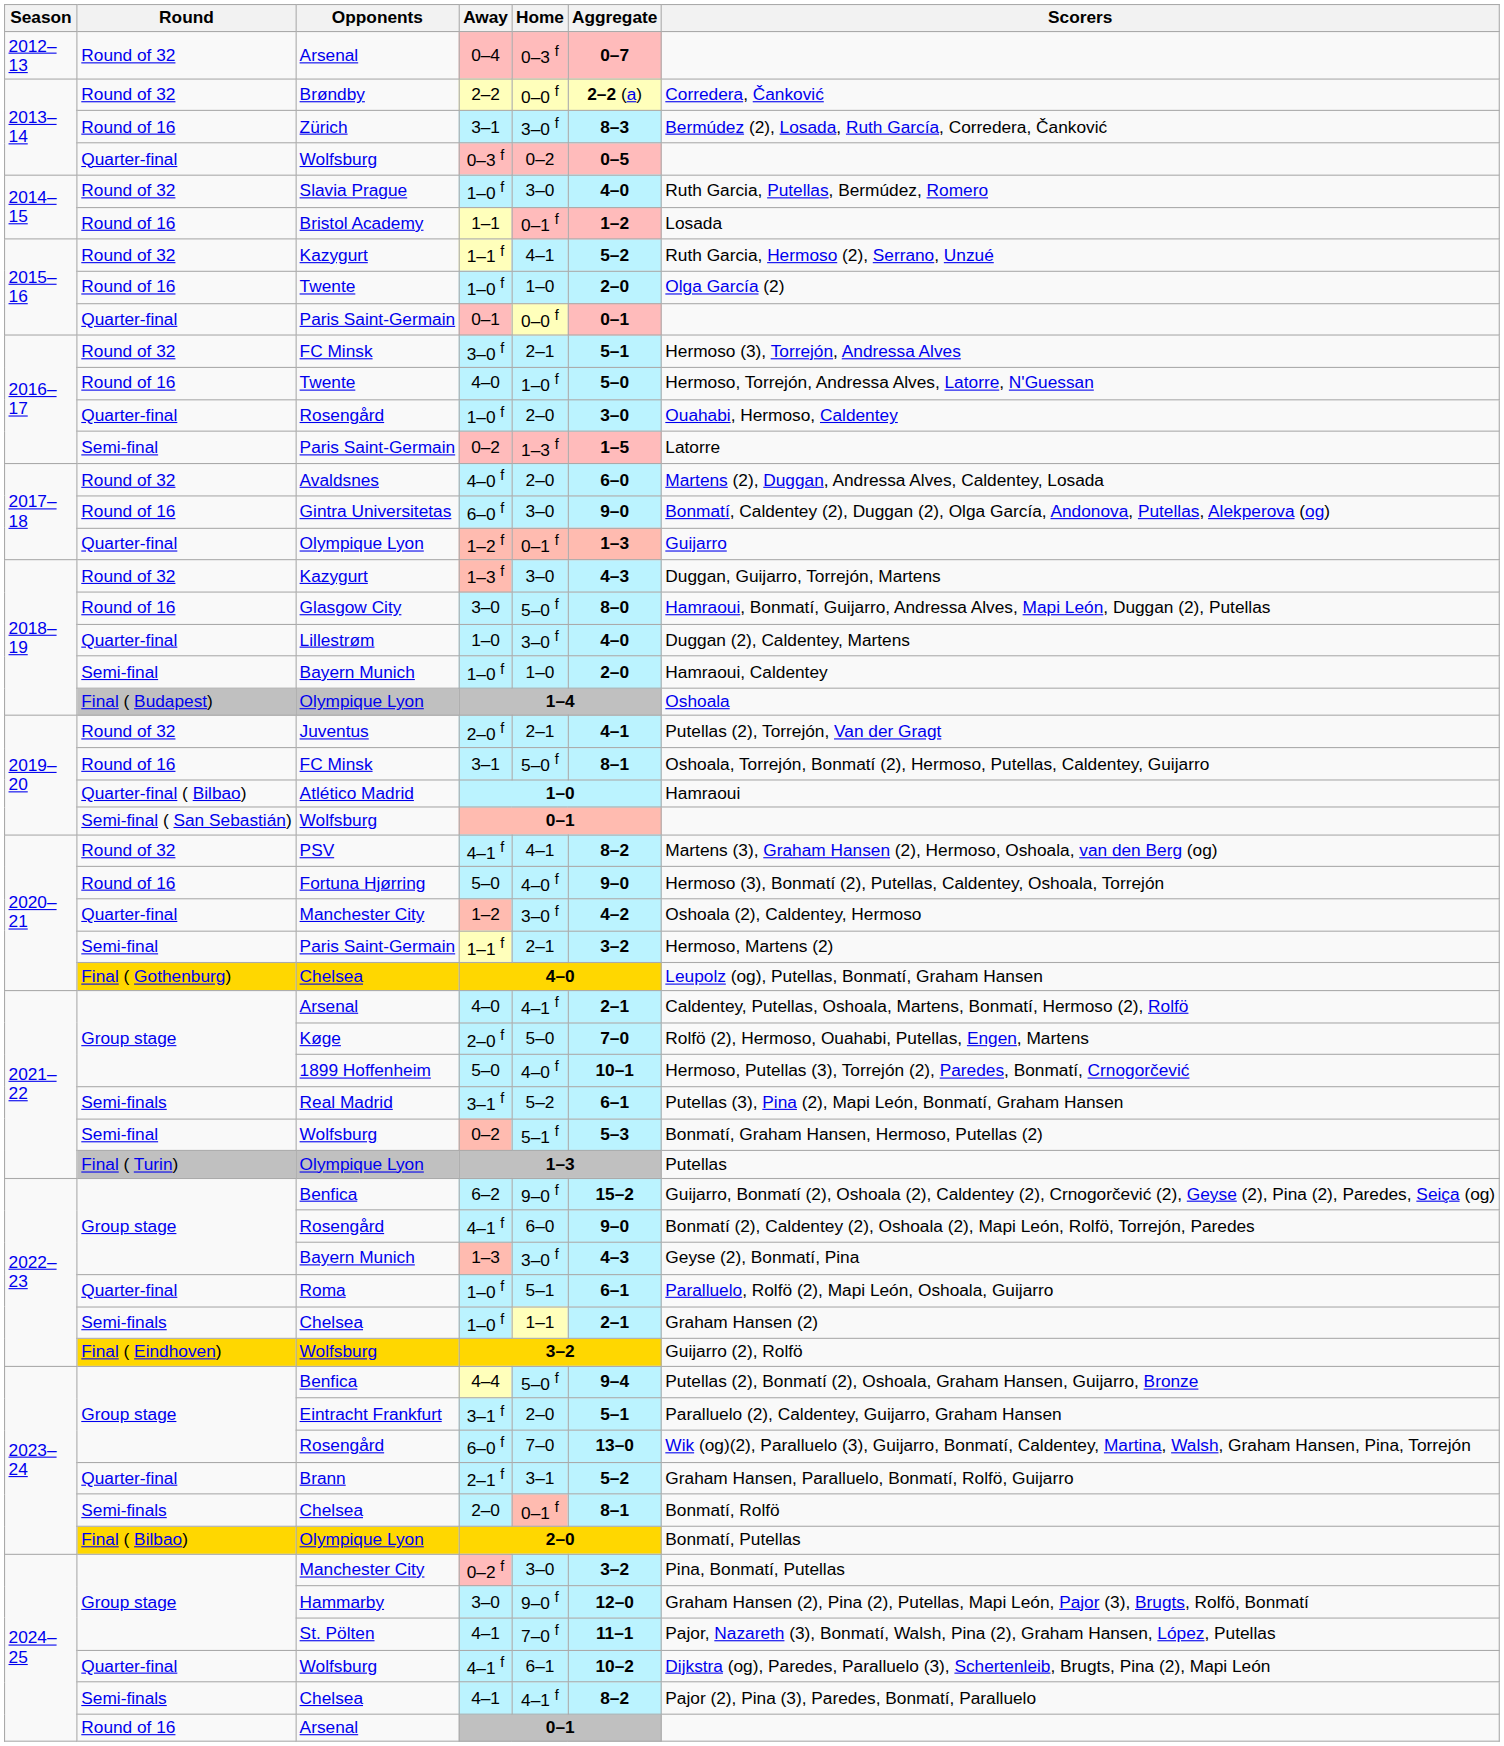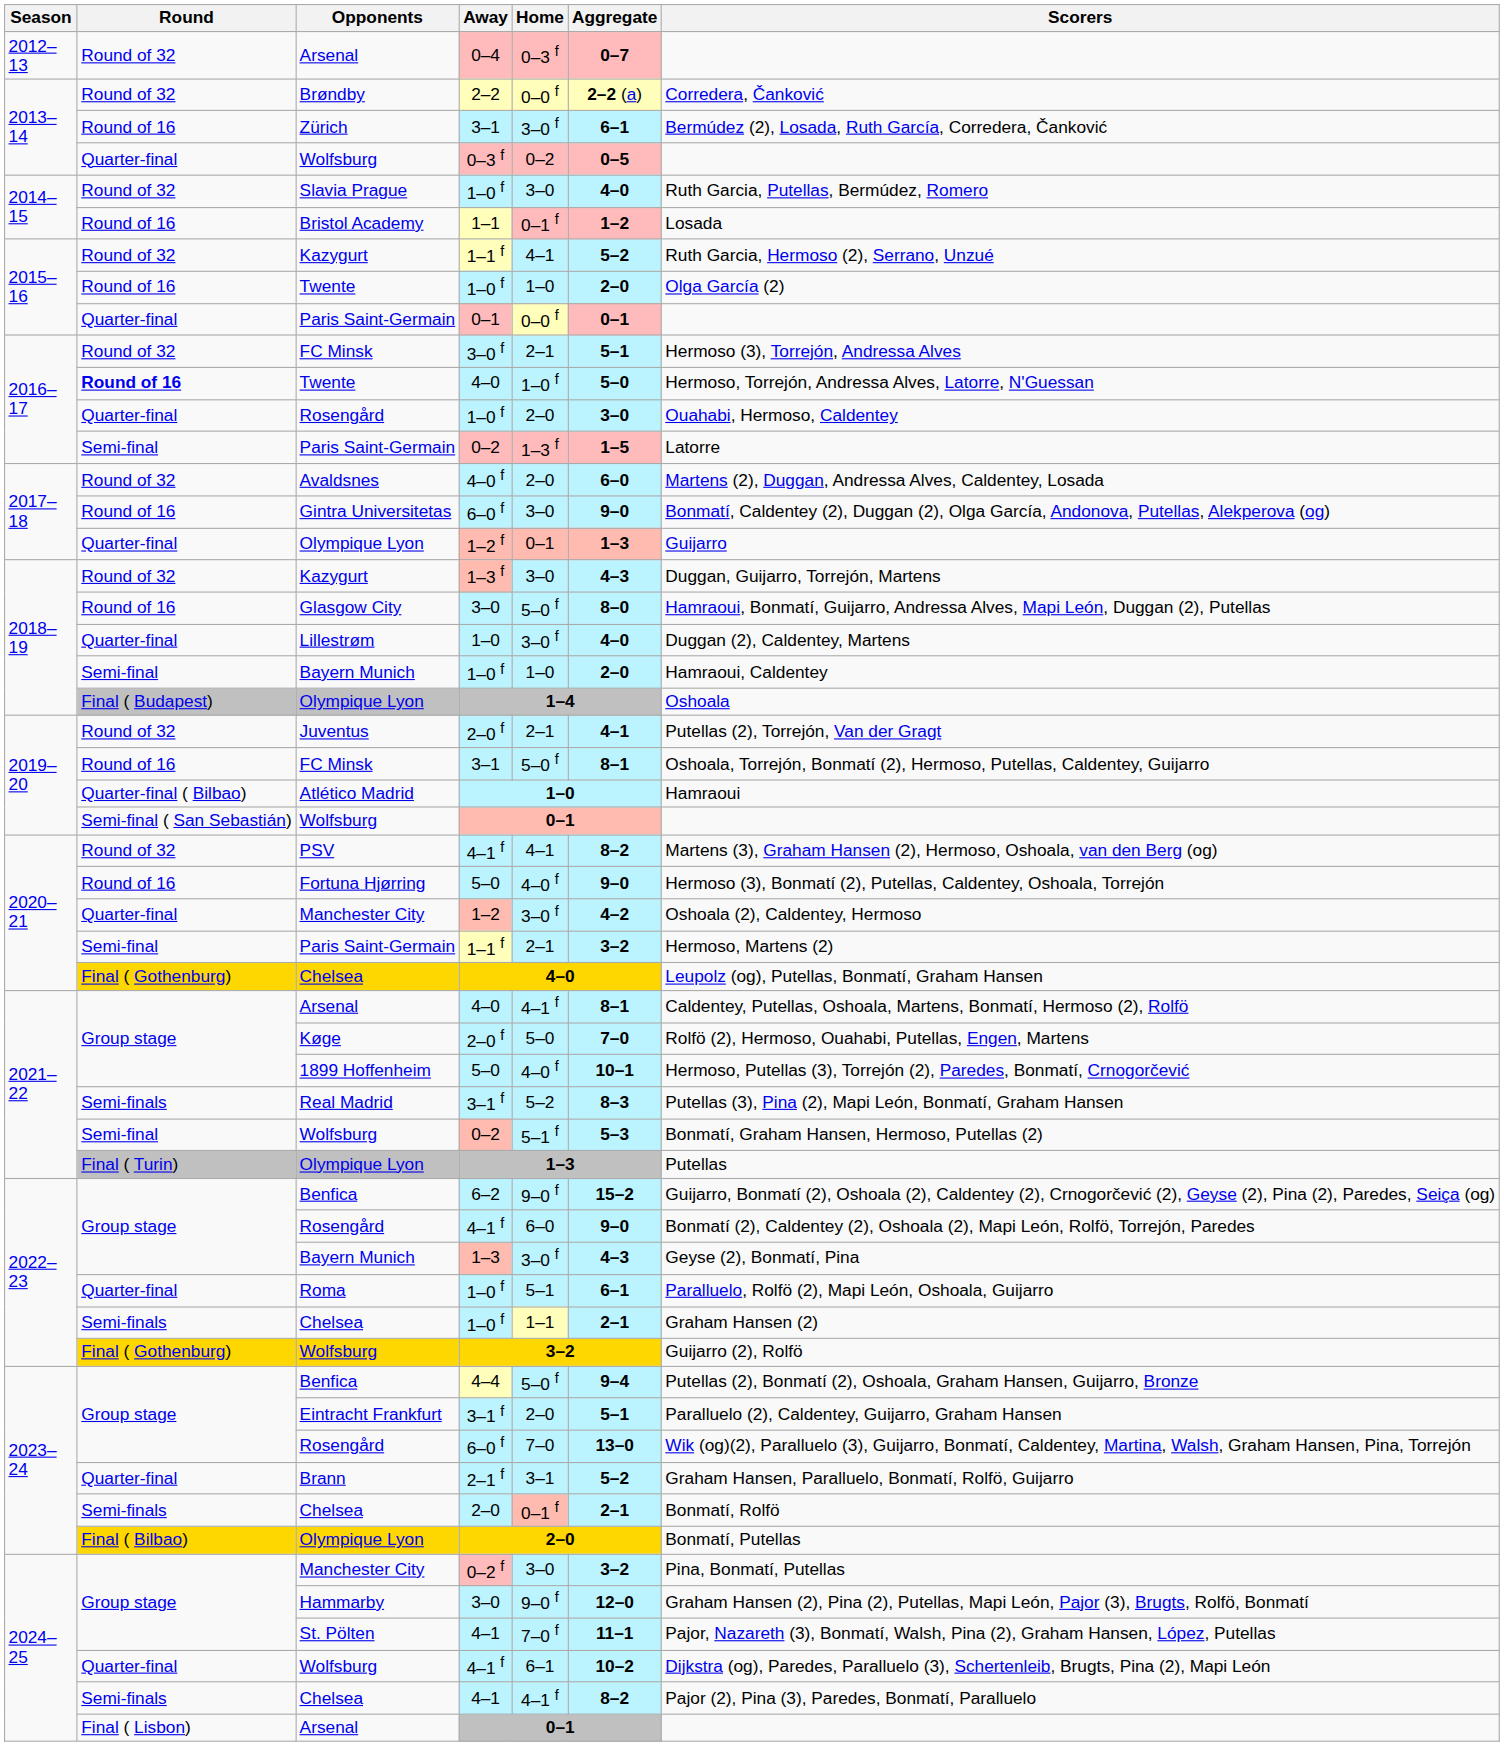(615, 126) 8–3 -> (615, 126) 6–1
(128, 383) normal -> (131, 383) bold
(540, 543) 0–1 f -> (540, 543) 0–1
(615, 1006) 2–1 -> (615, 1006) 8–1
(615, 1102) 6–1 -> (615, 1102) 8–3
(151, 1352) Final ( Eindhoven) -> (156, 1352) Final ( Gothenburg)
(615, 1510) 8–1 -> (615, 1510) 2–1
(128, 1727) Round of 16 -> (136, 1727) Final ( Lisbon)
